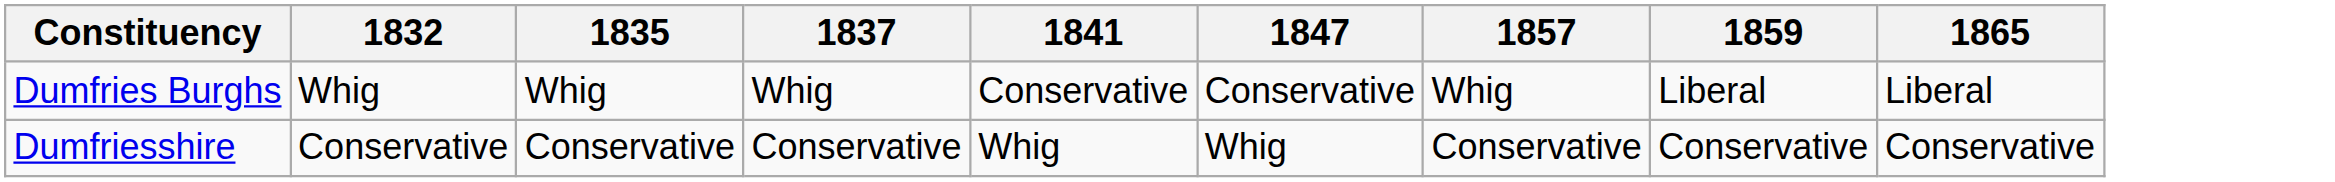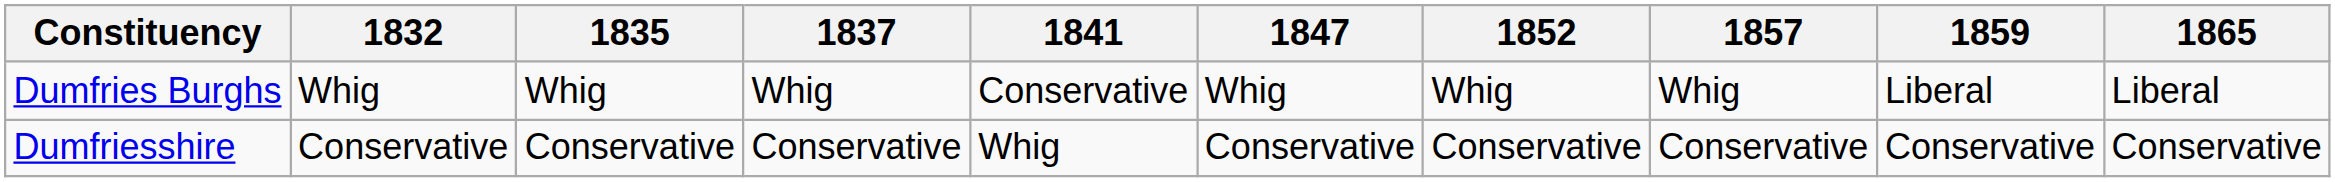+ column: (1537, 33)
(1310, 90) Conservative -> (1246, 90) Whig
(1246, 147) Whig -> (1310, 147) Conservative
